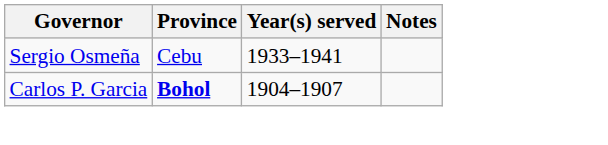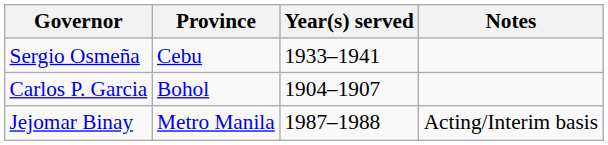(184, 88) bold -> (183, 88) normal
+ row: (71, 122)
